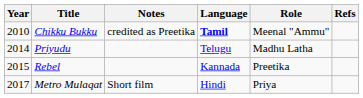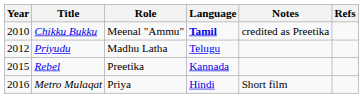columns swapped: (291, 13) <-> (151, 13)
(18, 48) 2014 -> (18, 48) 2012
(18, 84) 2017 -> (18, 84) 2016
